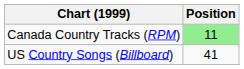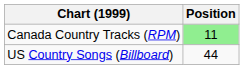(211, 54) 41 -> (211, 54) 44
